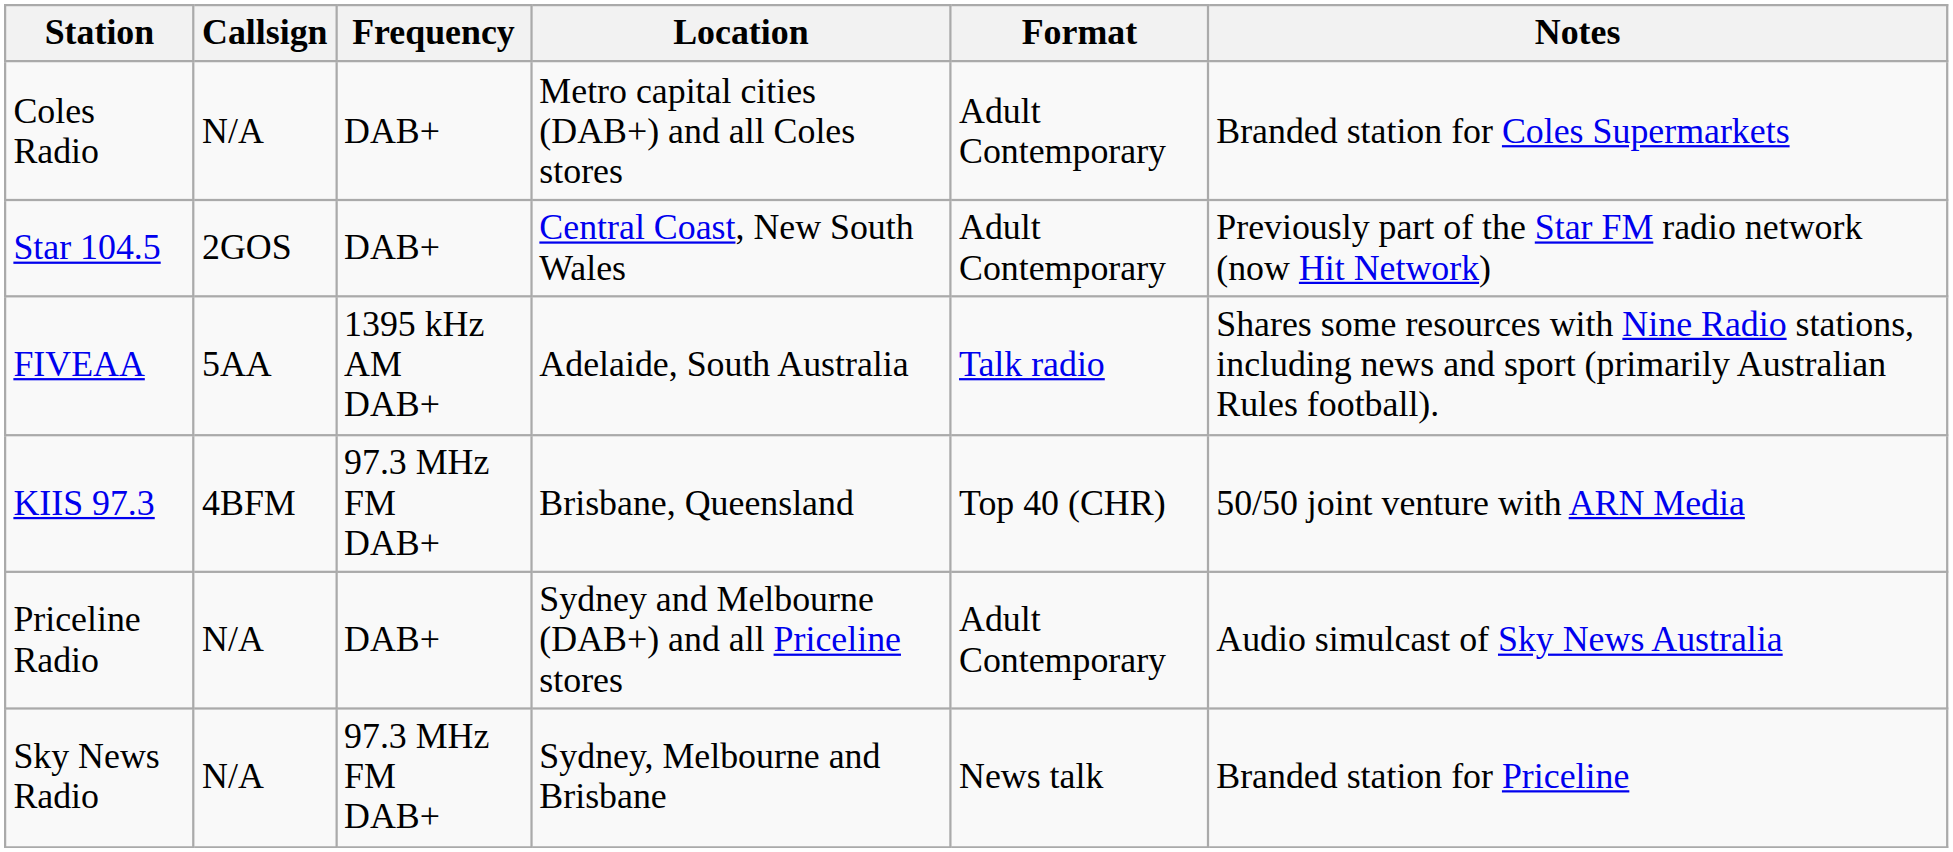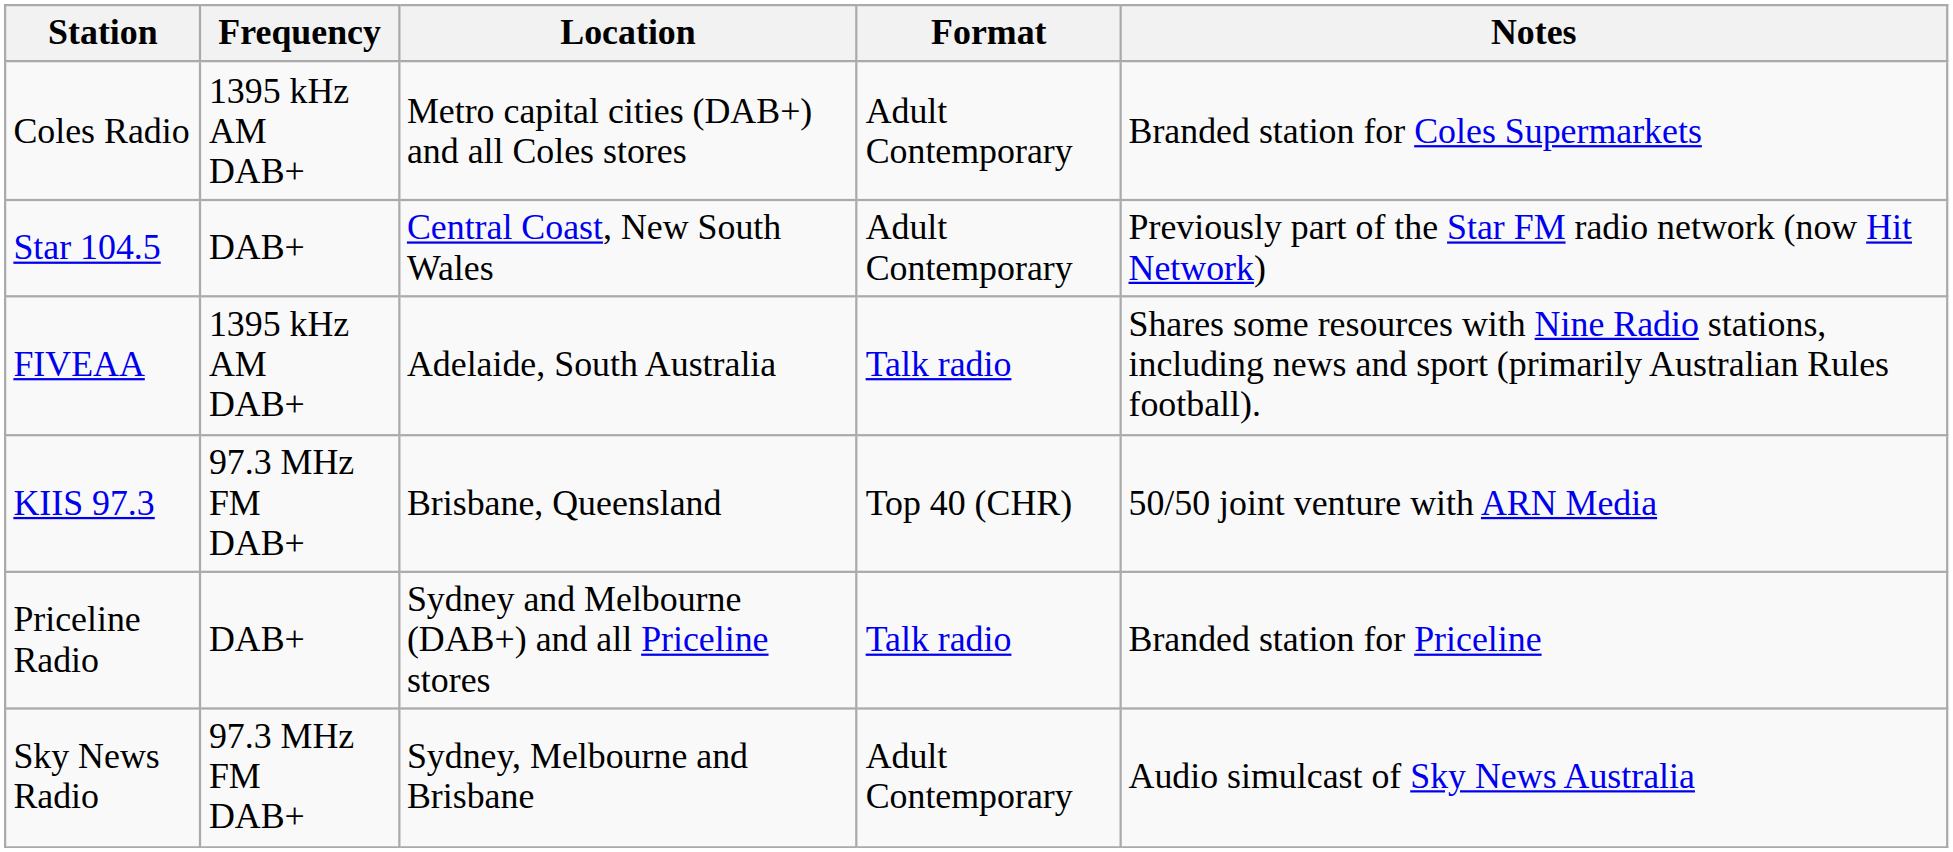- column: (265, 32)
(392, 130) DAB+ -> (279, 130) 1395 kHz AM DAB+
(1063, 639) Adult Contemporary -> (939, 639) Talk radio
(1499, 639) Audio simulcast of Sky News Australia -> (1335, 639) Branded station for Priceline
(1031, 777) News talk -> (969, 777) Adult Contemporary
(1423, 777) Branded station for Priceline -> (1412, 777) Audio simulcast of Sky News Australia
